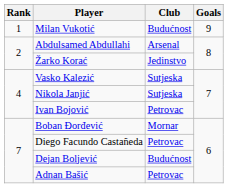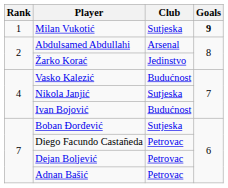(169, 28) Budućnost -> (165, 28) Sutjeska
(209, 28) normal -> (209, 28) bold
(165, 77) Sutjeska -> (169, 77) Budućnost
(165, 110) Petrovac -> (169, 110) Budućnost
(163, 126) Mornar -> (165, 126) Sutjeska
(169, 158) Budućnost -> (165, 158) Petrovac
